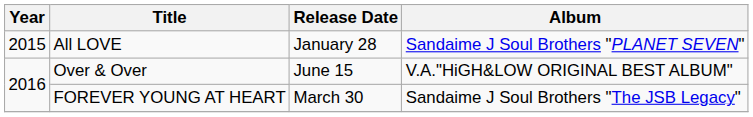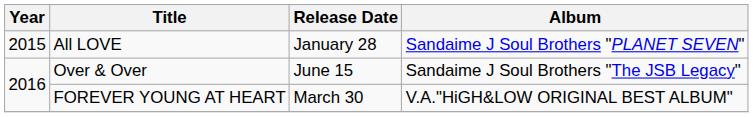(569, 71) V.A."HiGH&LOW ORIGINAL BEST ALBUM" -> (573, 71) Sandaime J Soul Brothers "The JSB Legacy"
(573, 97) Sandaime J Soul Brothers "The JSB Legacy" -> (569, 97) V.A."HiGH&LOW ORIGINAL BEST ALBUM"
